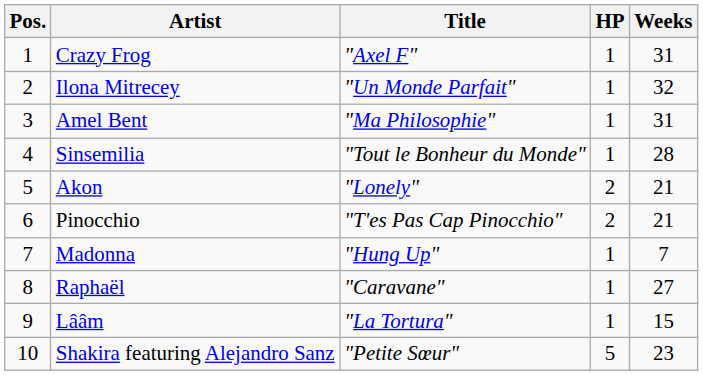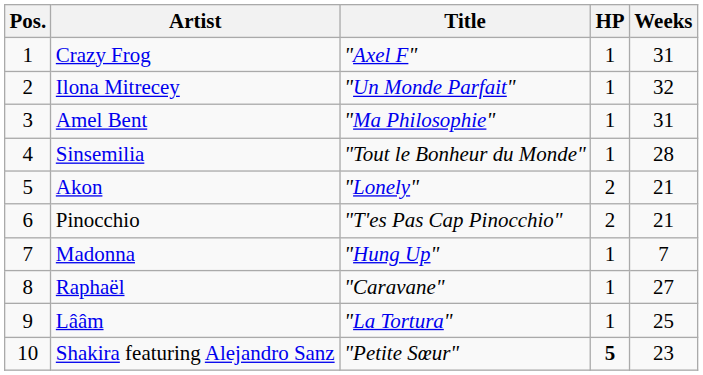(663, 320) 15 -> (663, 320) 25
(610, 353) normal -> (610, 353) bold
